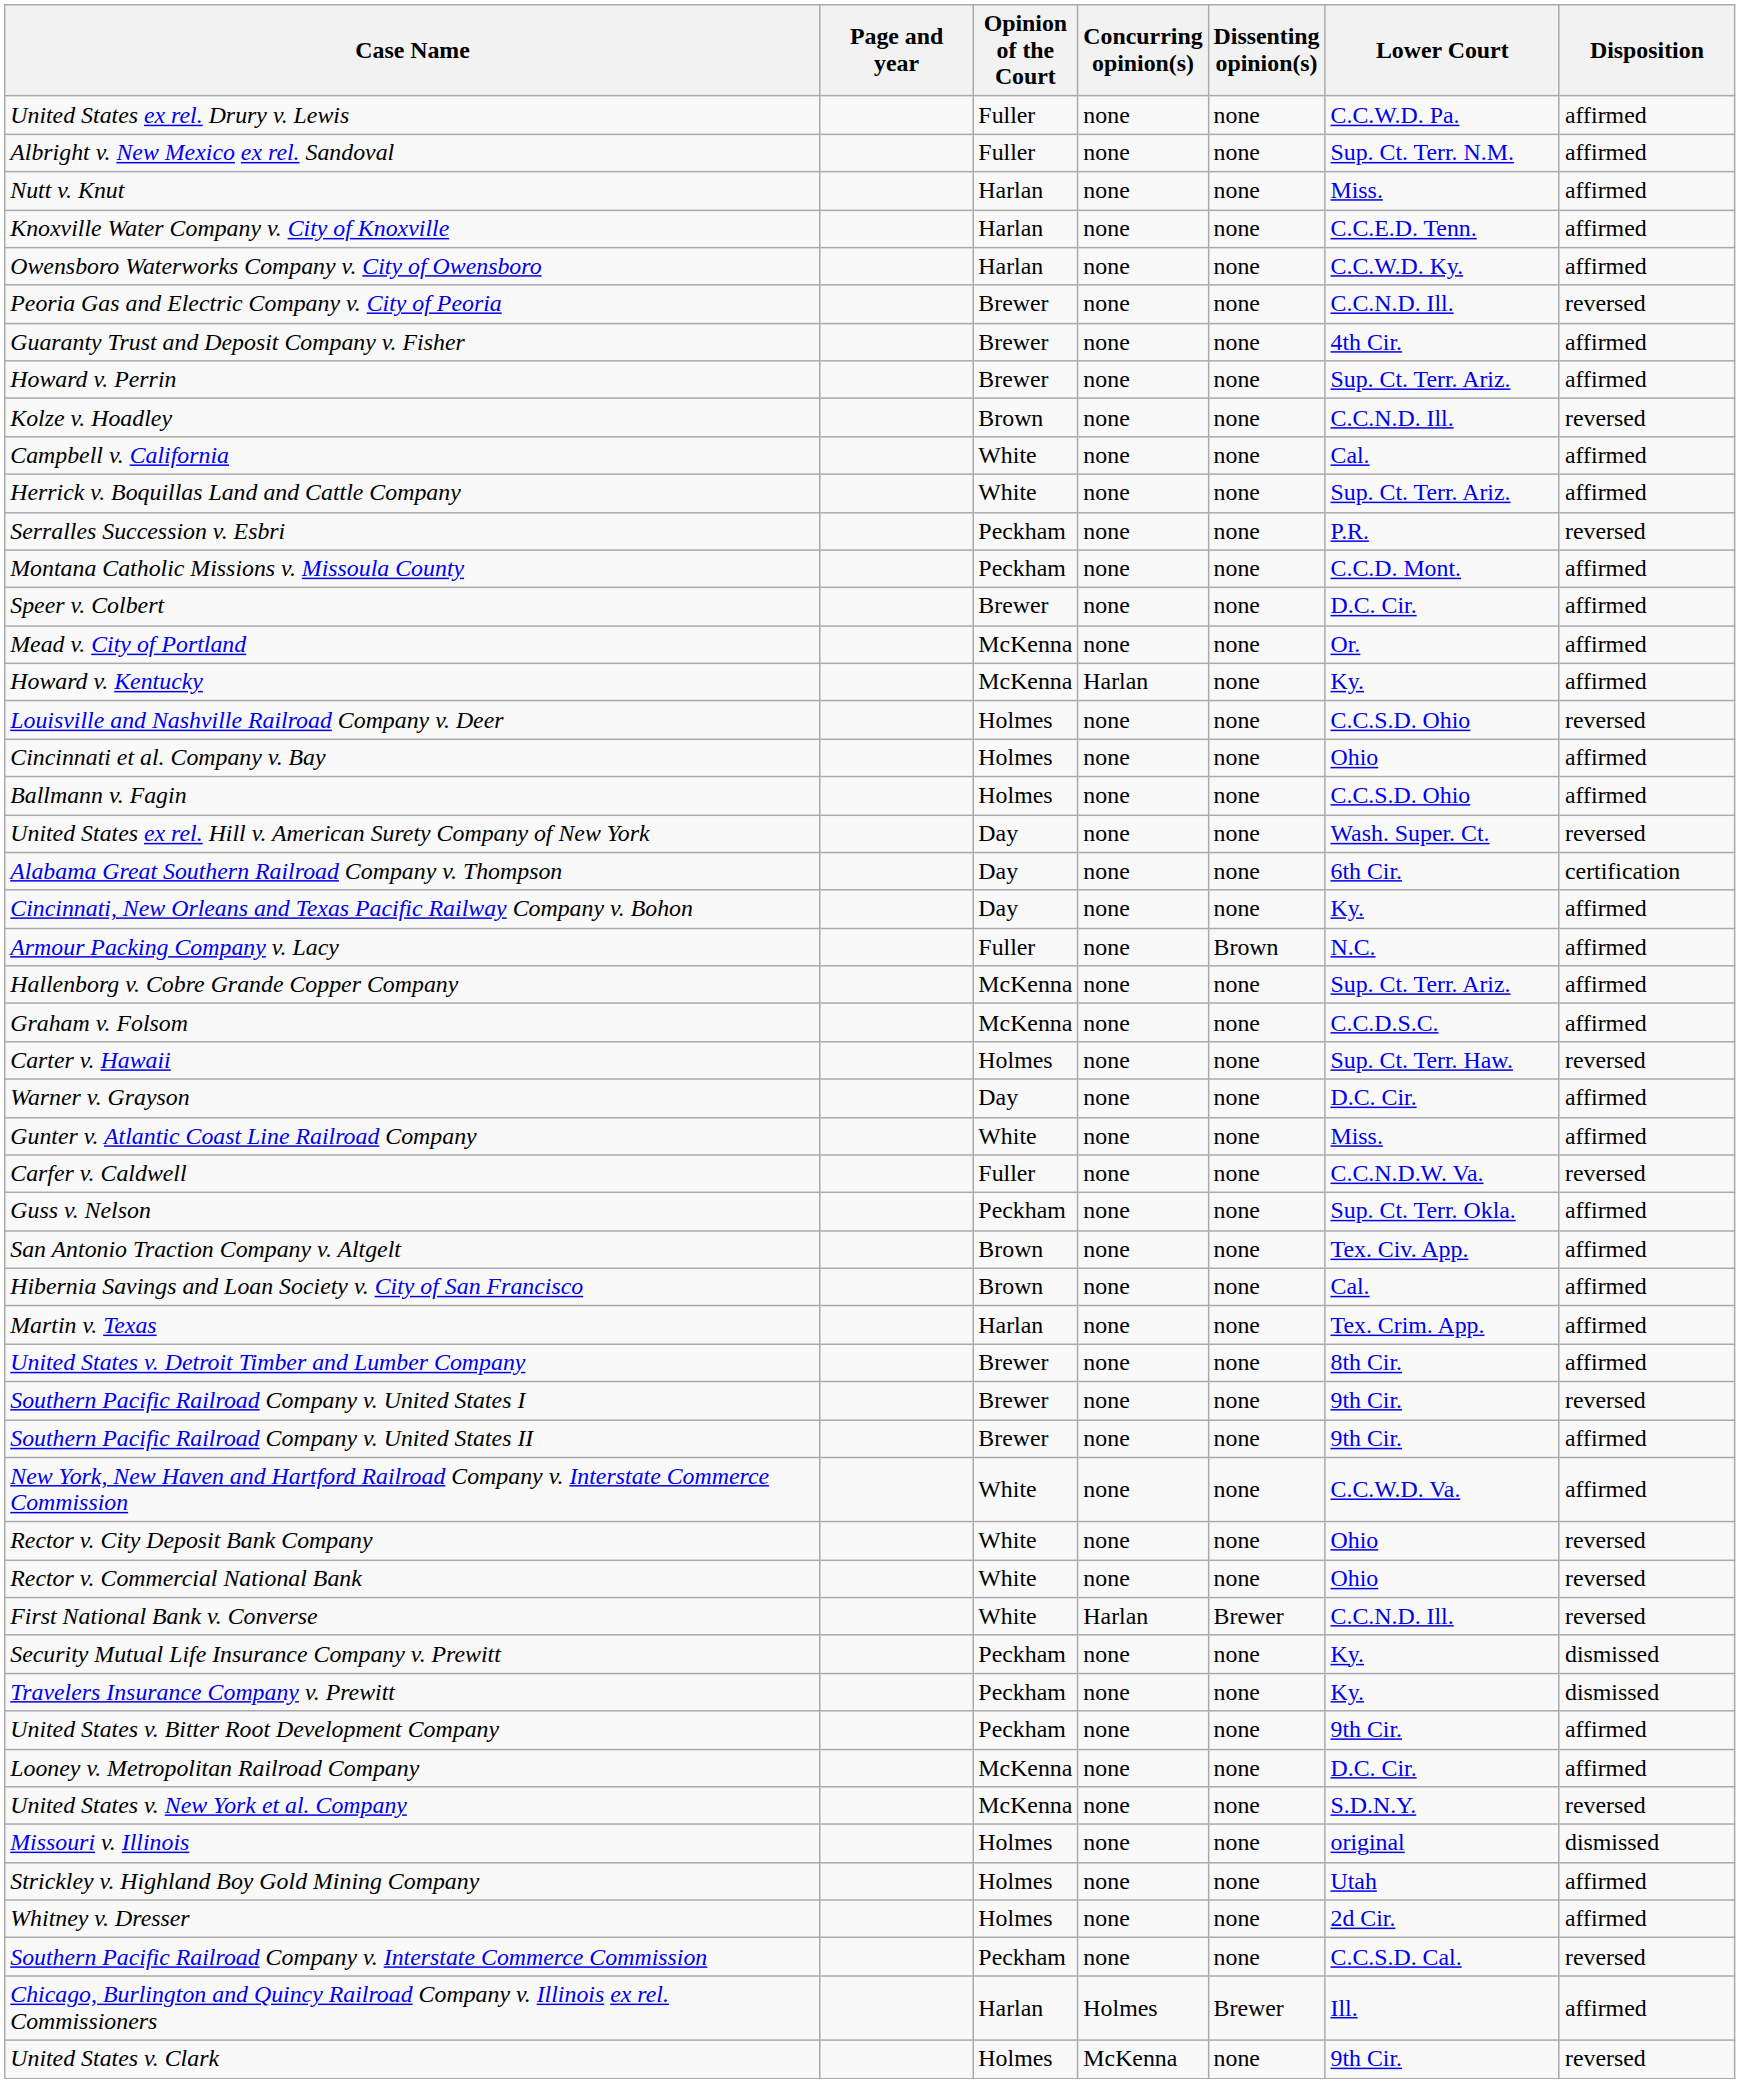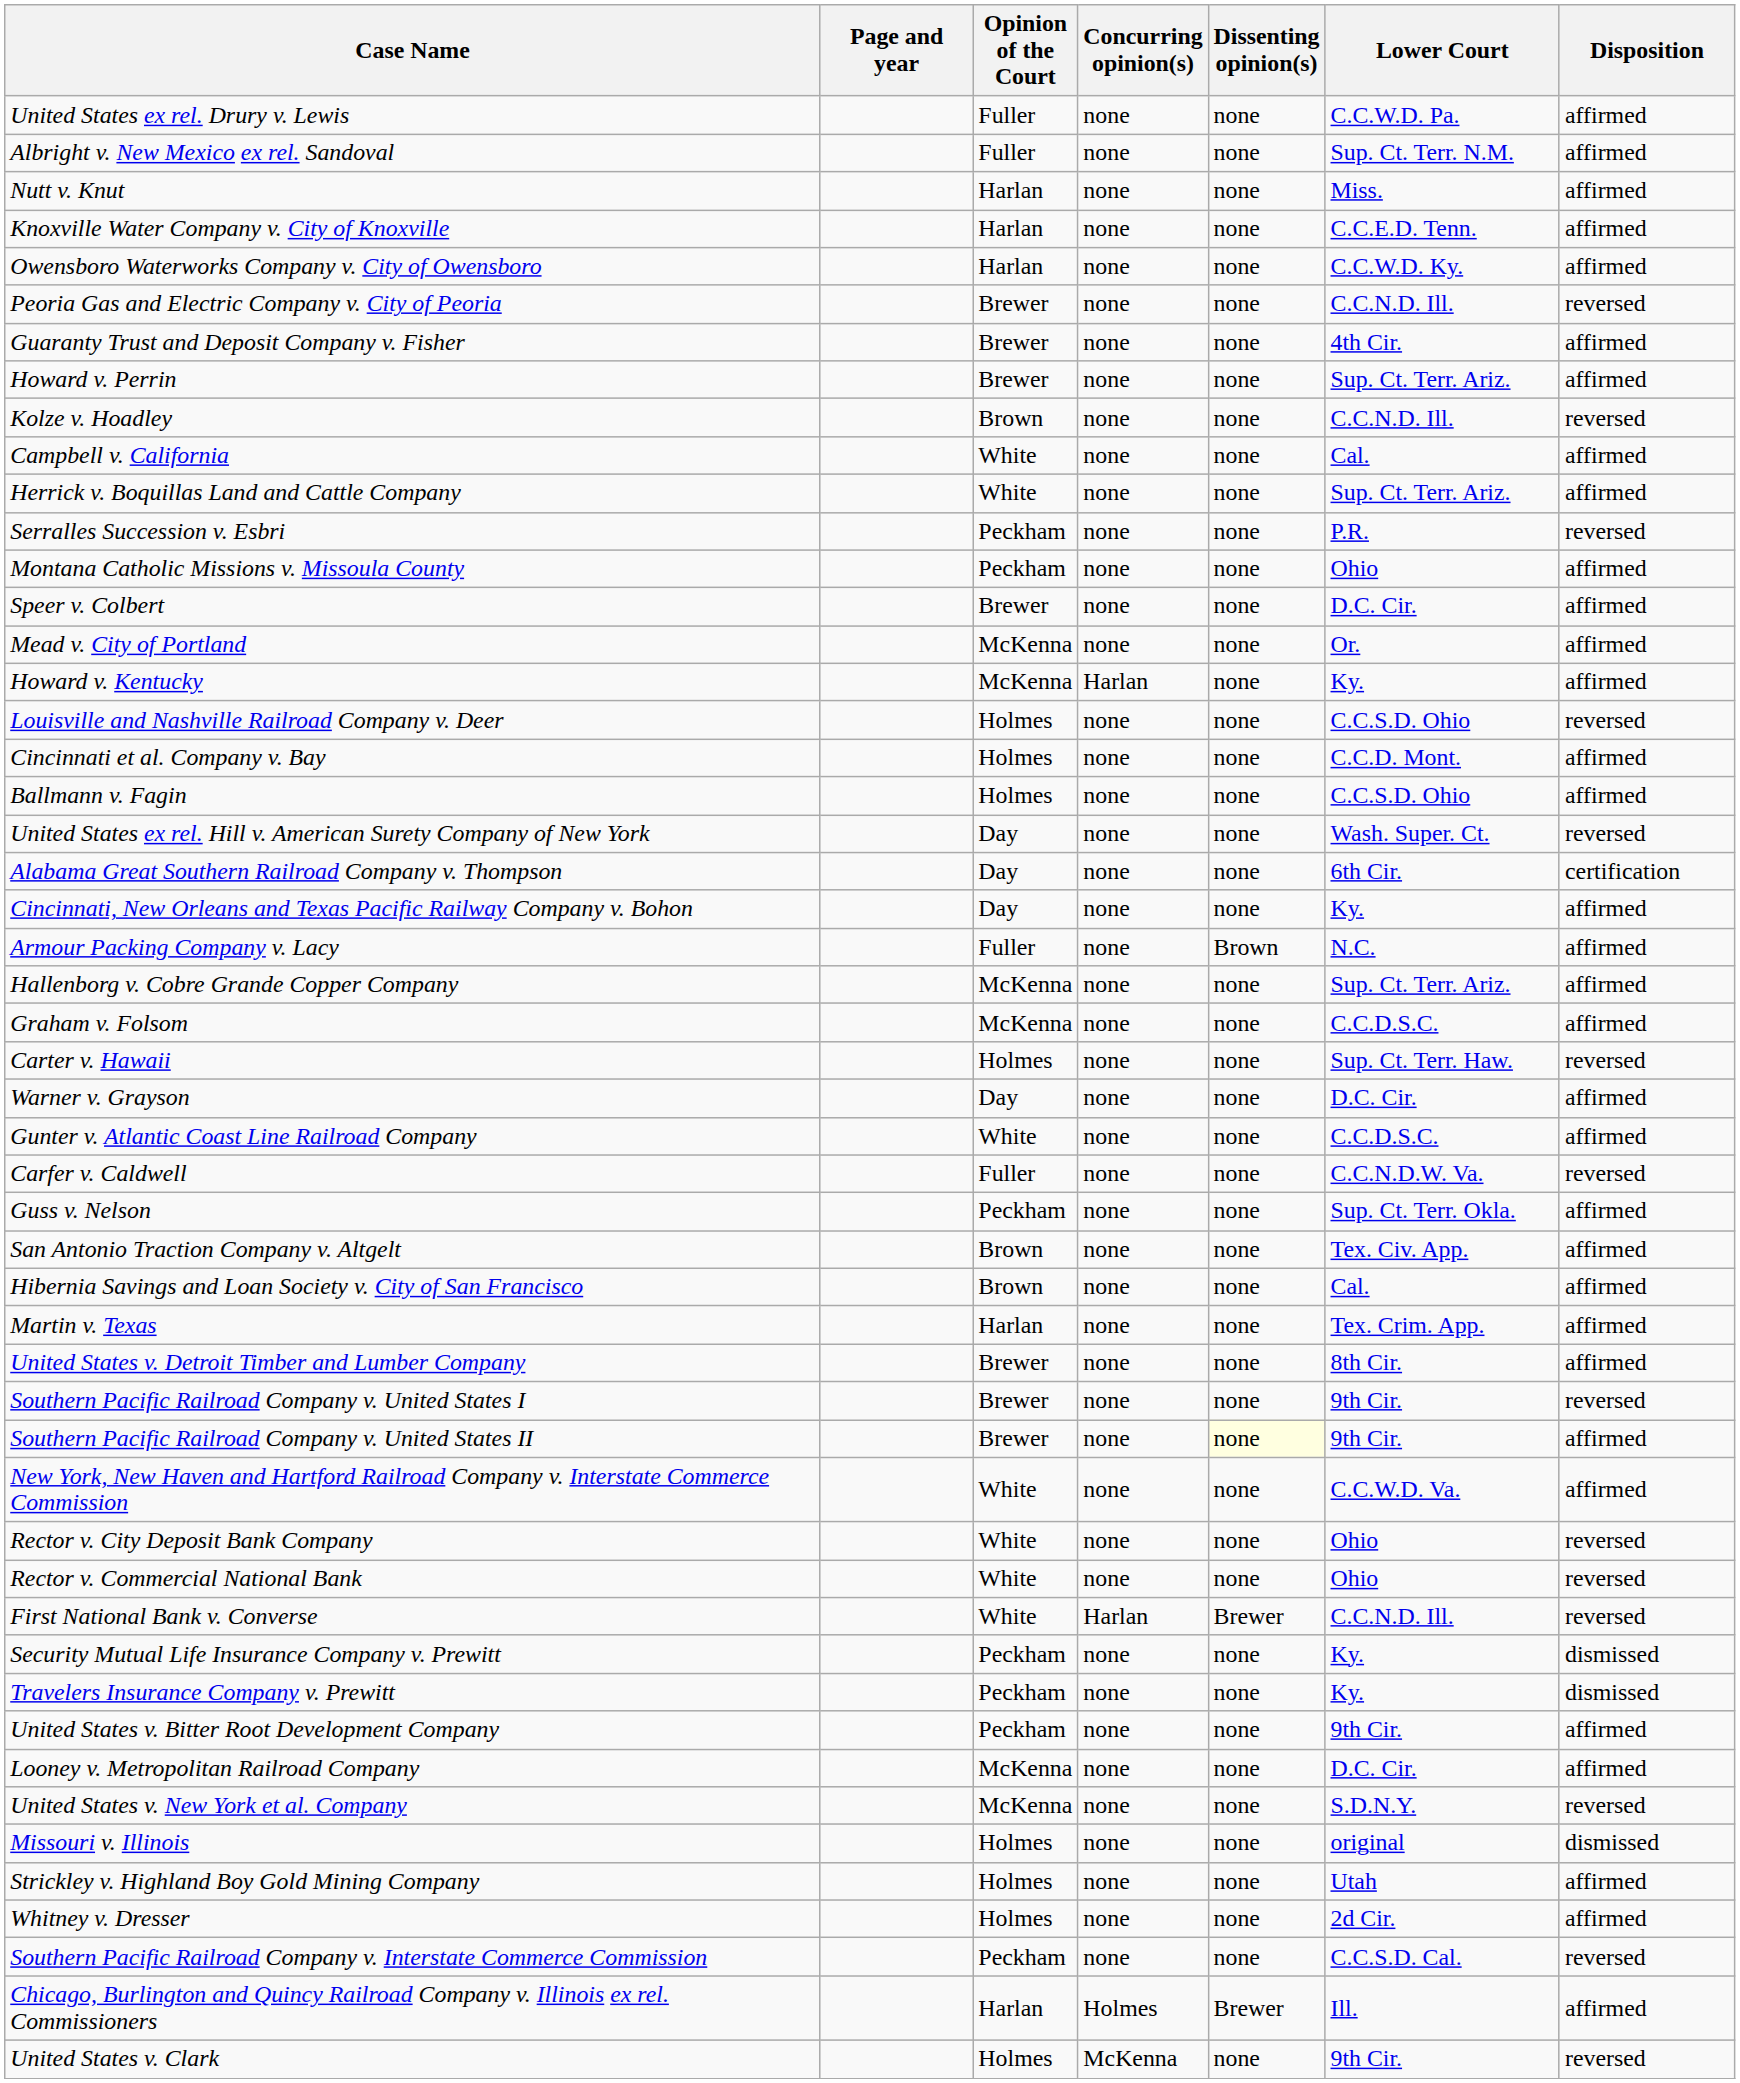(1396, 568) C.C.D. Mont. -> (1354, 568) Ohio
(1354, 757) Ohio -> (1396, 757) C.C.D. Mont.
(1357, 1135) Miss. -> (1385, 1135) C.C.D.S.C.
(1237, 1438) no background -> (1237, 1438) lightyellow background
